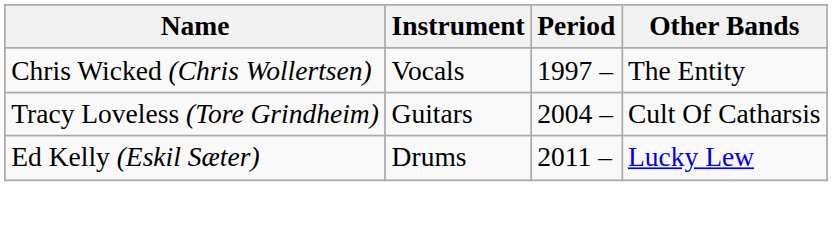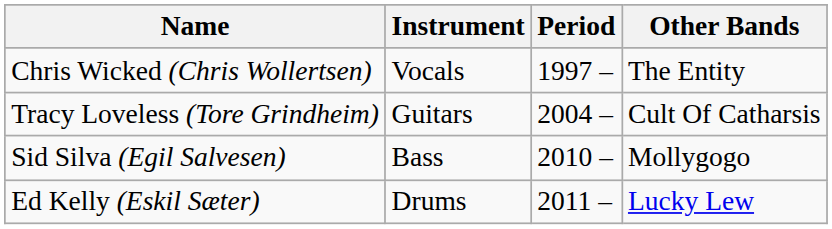+ row: (148, 157)
